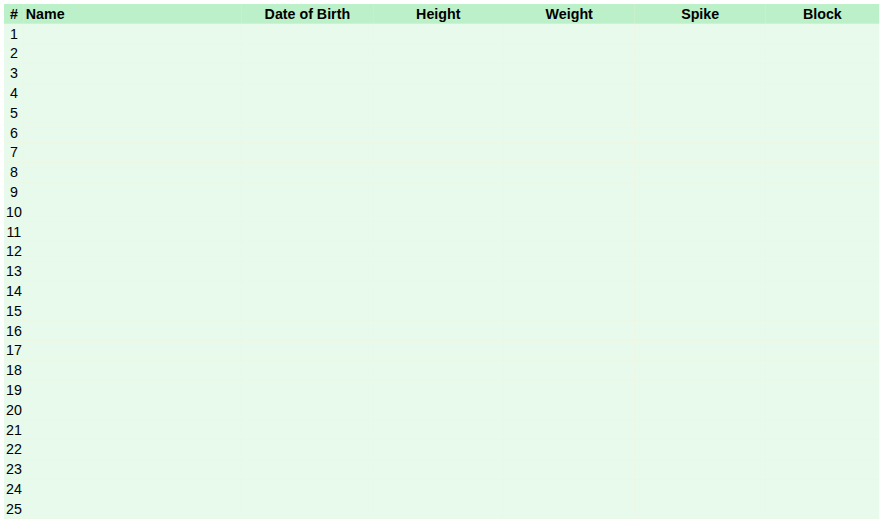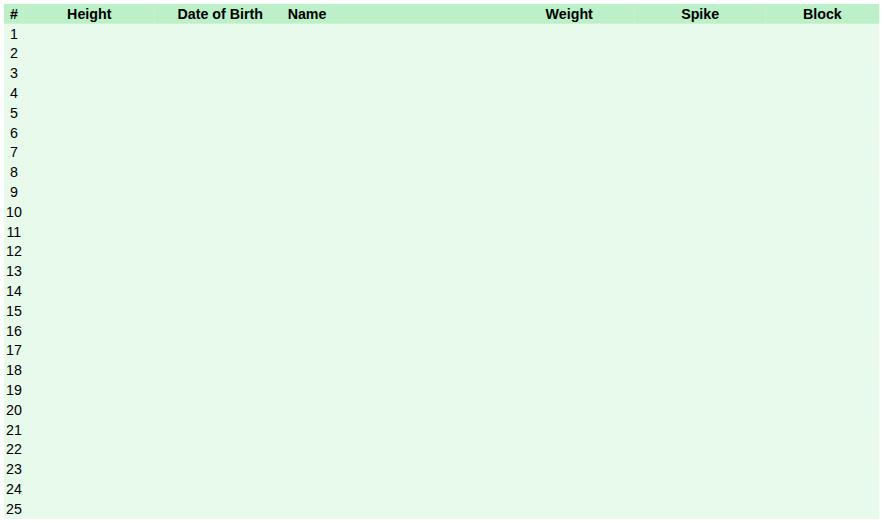columns swapped: (45, 14) <-> (438, 14)
